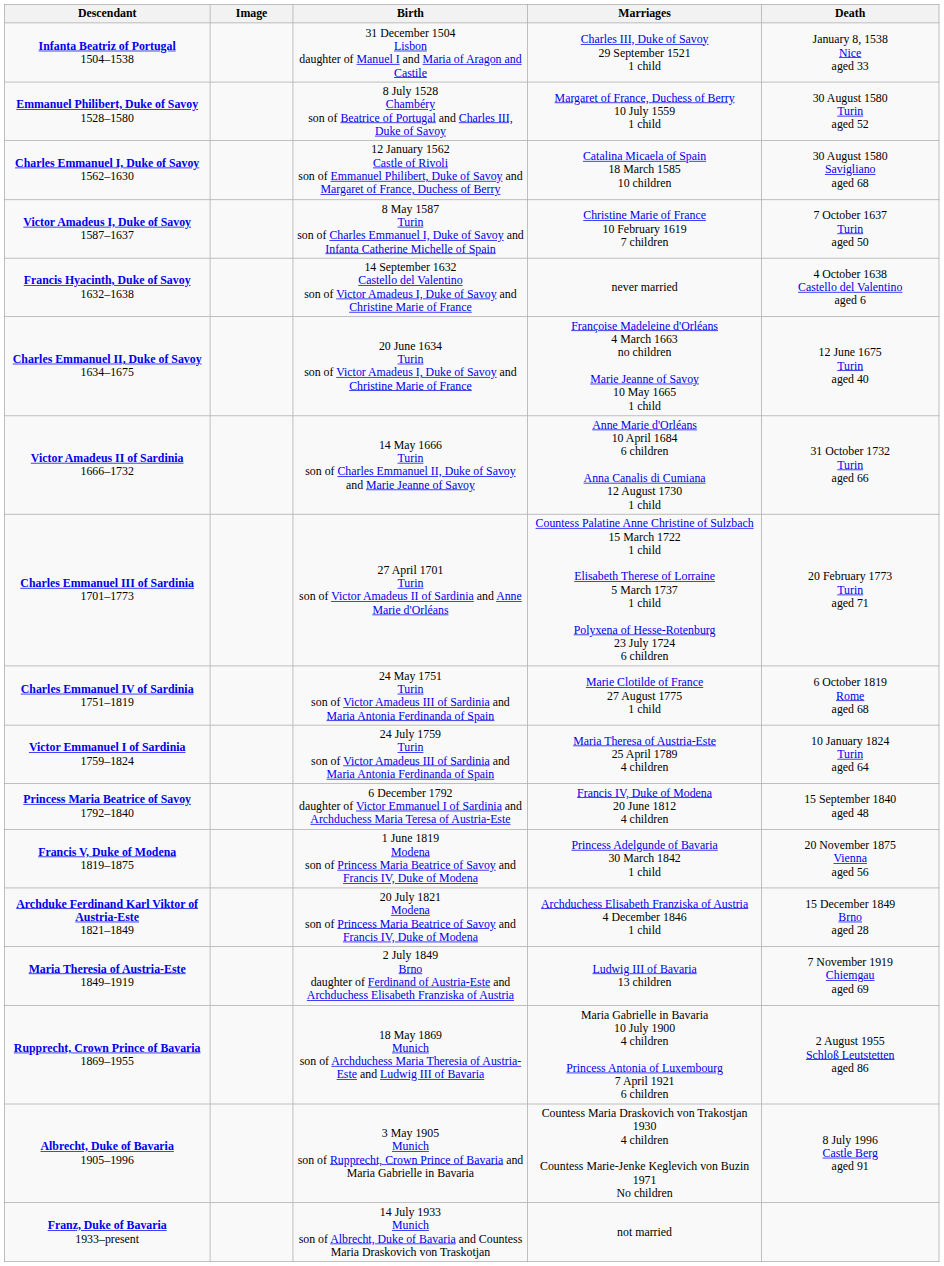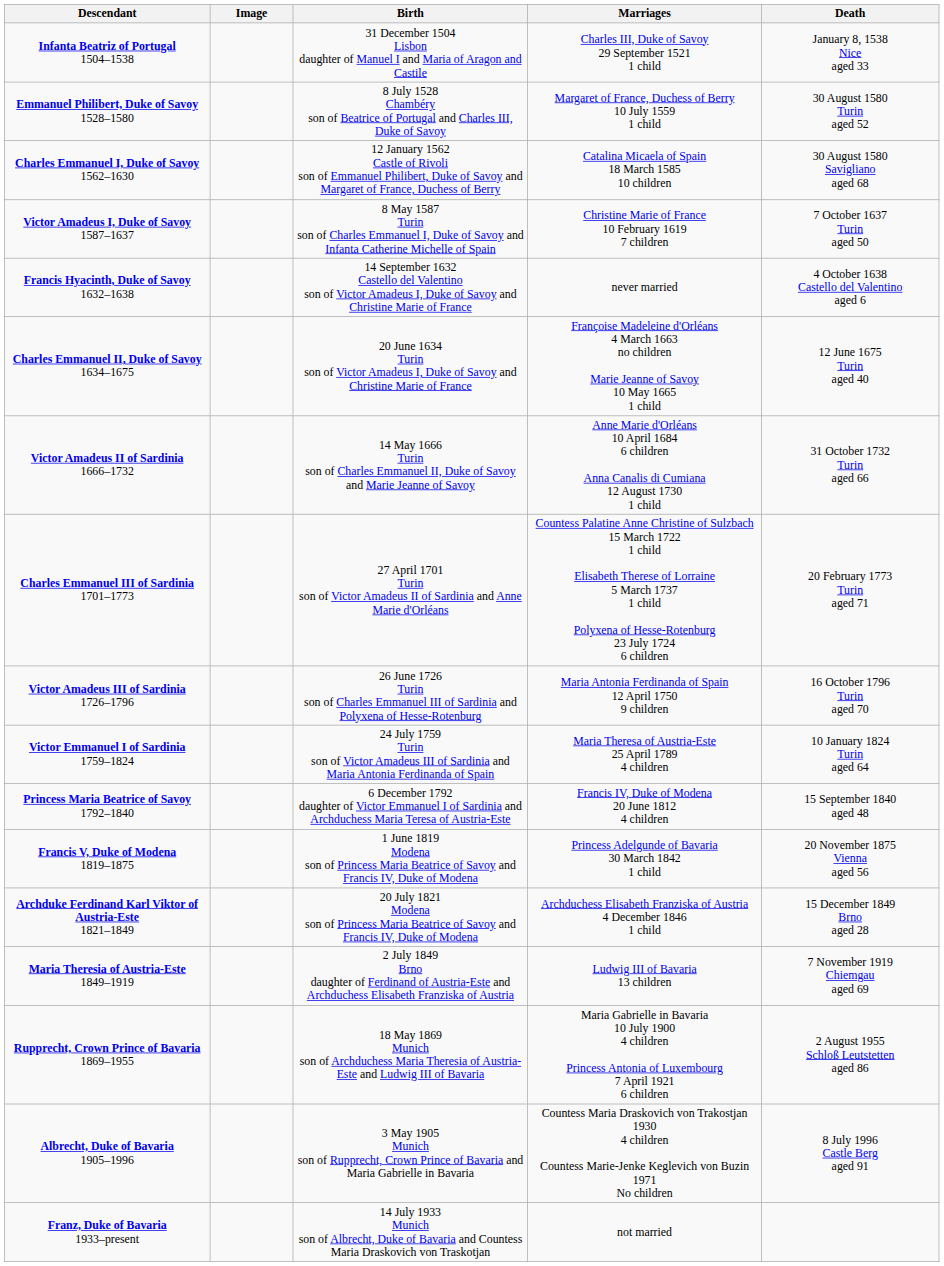+ row: (107, 695)
- row: (107, 695)
